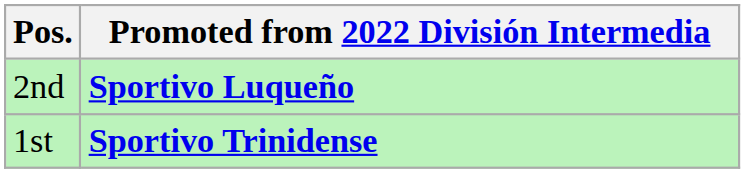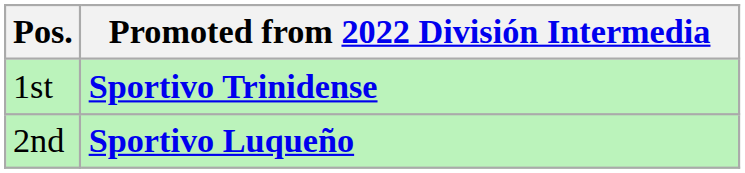rows swapped: (33, 140) <-> (39, 85)
